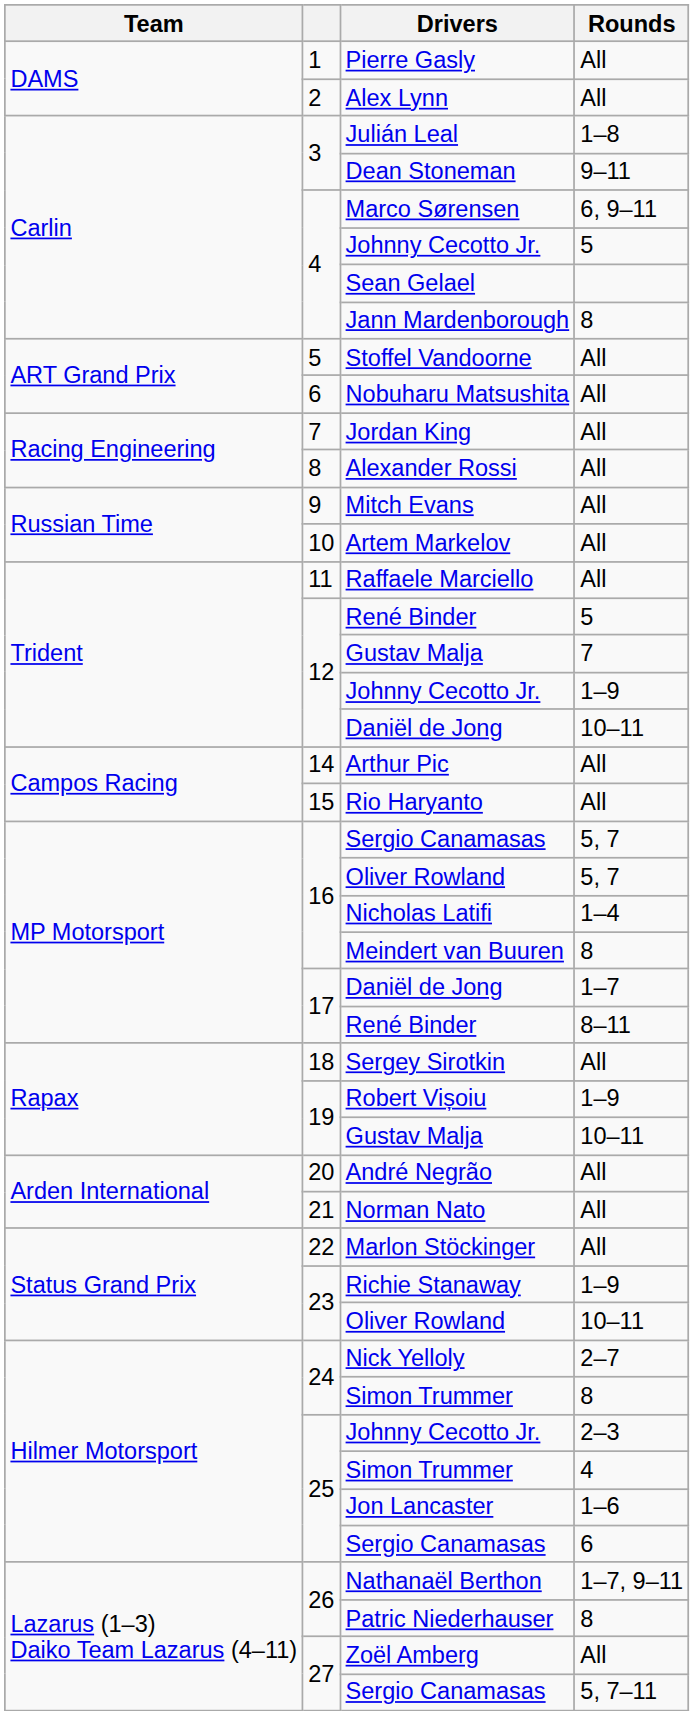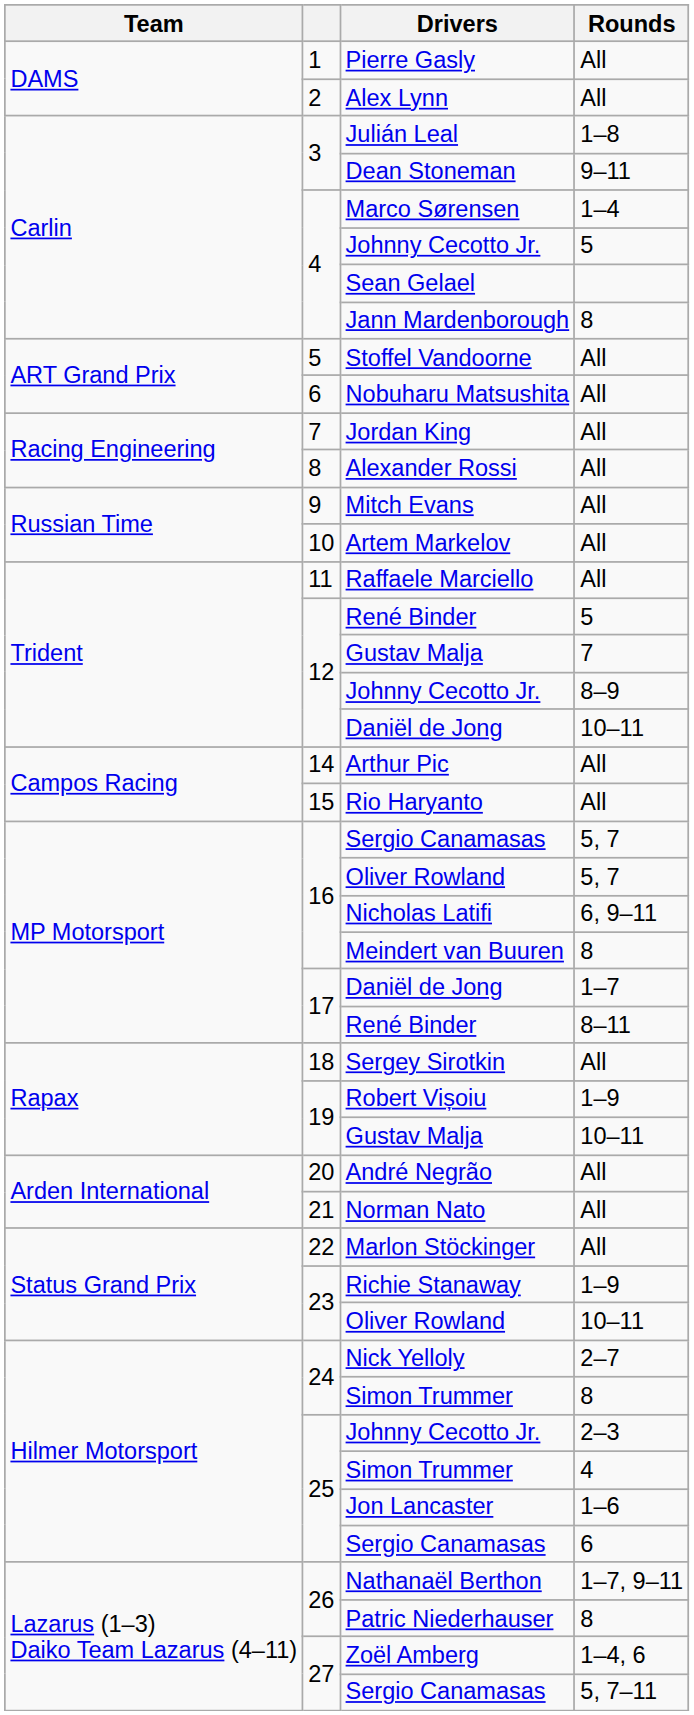(619, 208) 6, 9–11 -> (600, 208) 1–4
(600, 691) 1–9 -> (600, 691) 8–9
(600, 913) 1–4 -> (619, 913) 6, 9–11
(593, 1655) All -> (613, 1655) 1–4, 6
